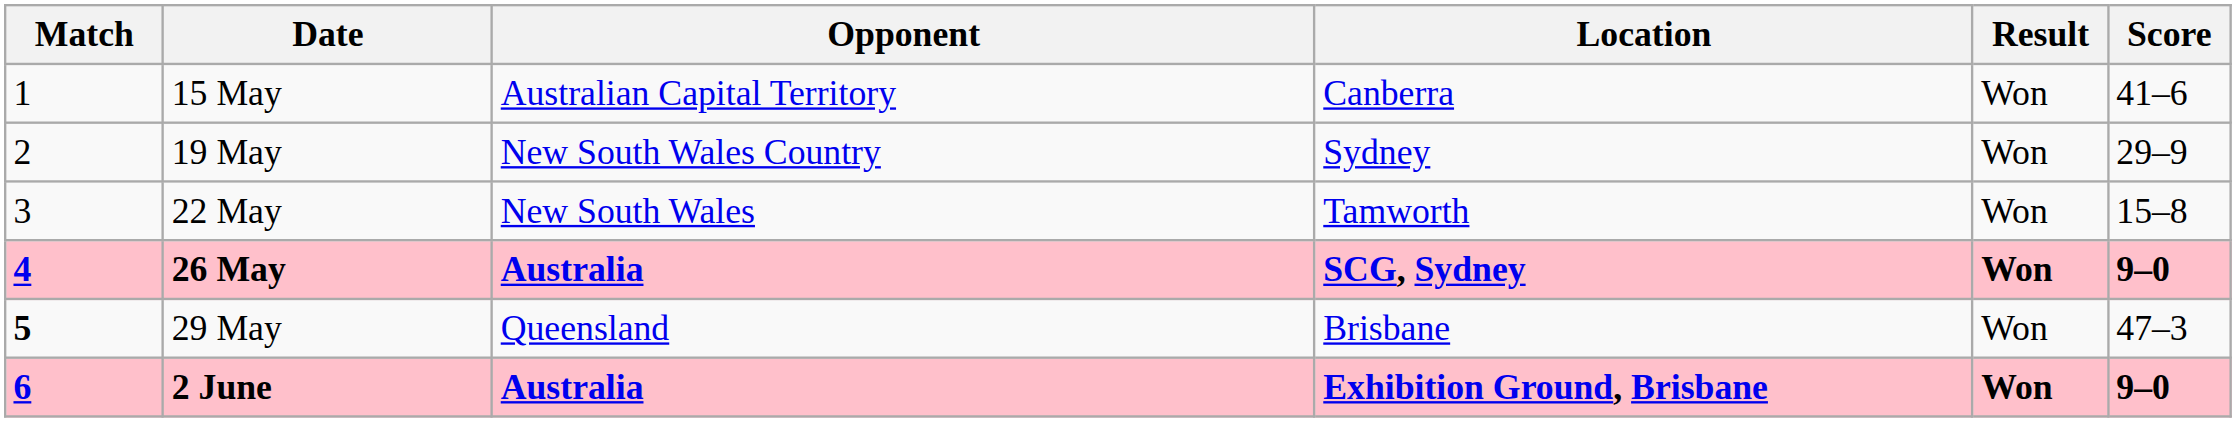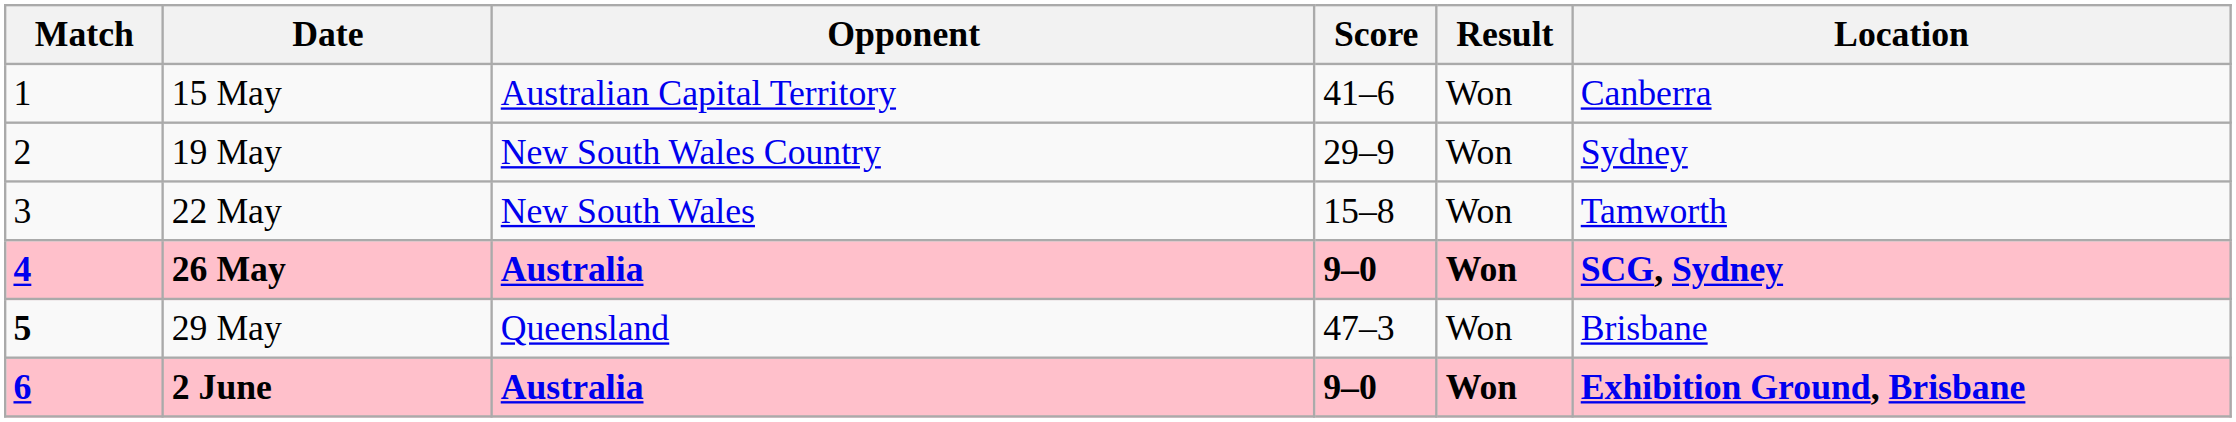columns swapped: (1644, 34) <-> (2169, 34)
